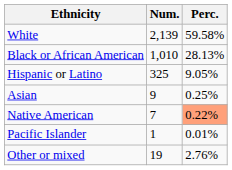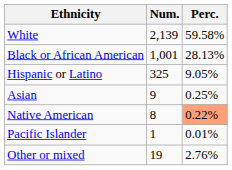(164, 54) 1,010 -> (164, 54) 1,001
(153, 114) 7 -> (153, 114) 8
